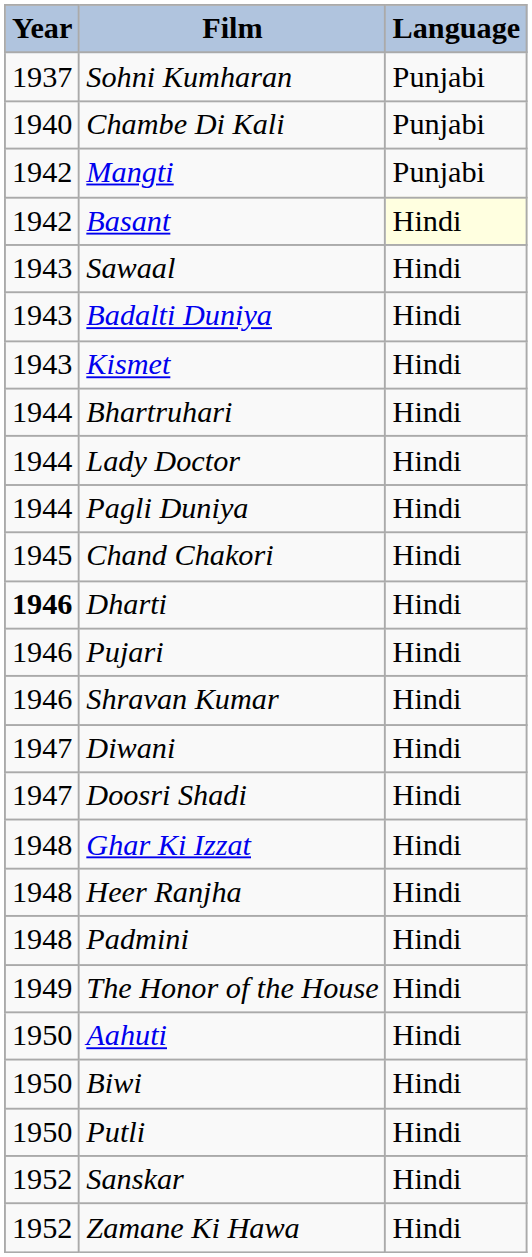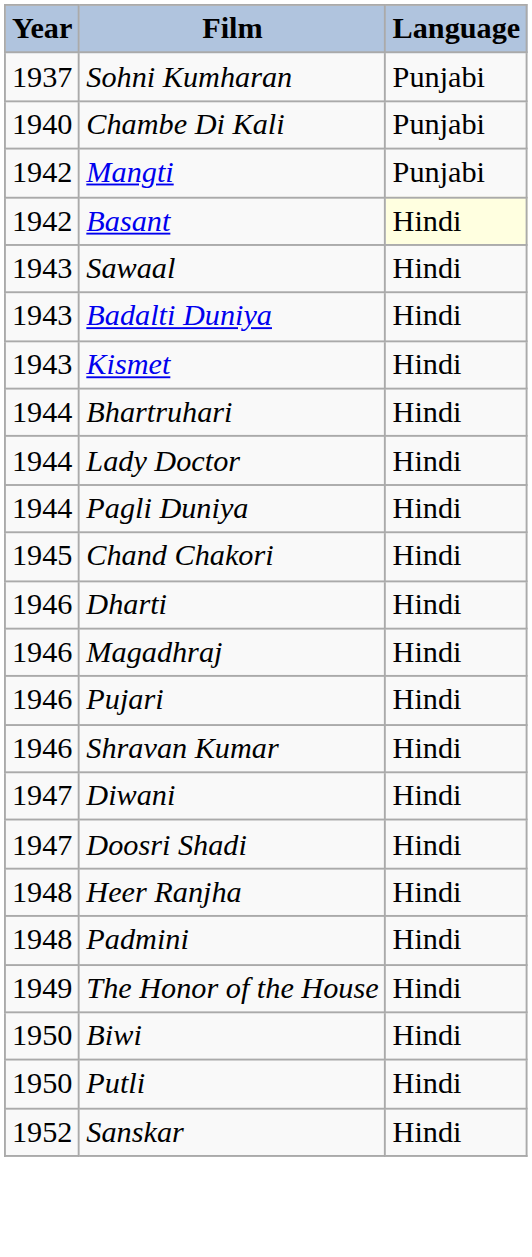(42, 603) bold -> (42, 603) normal
+ row: (154, 651)
- row: (169, 843)
- row: (127, 1035)
- row: (193, 1227)
